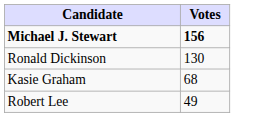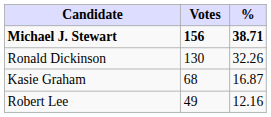+ column: (248, 15)
